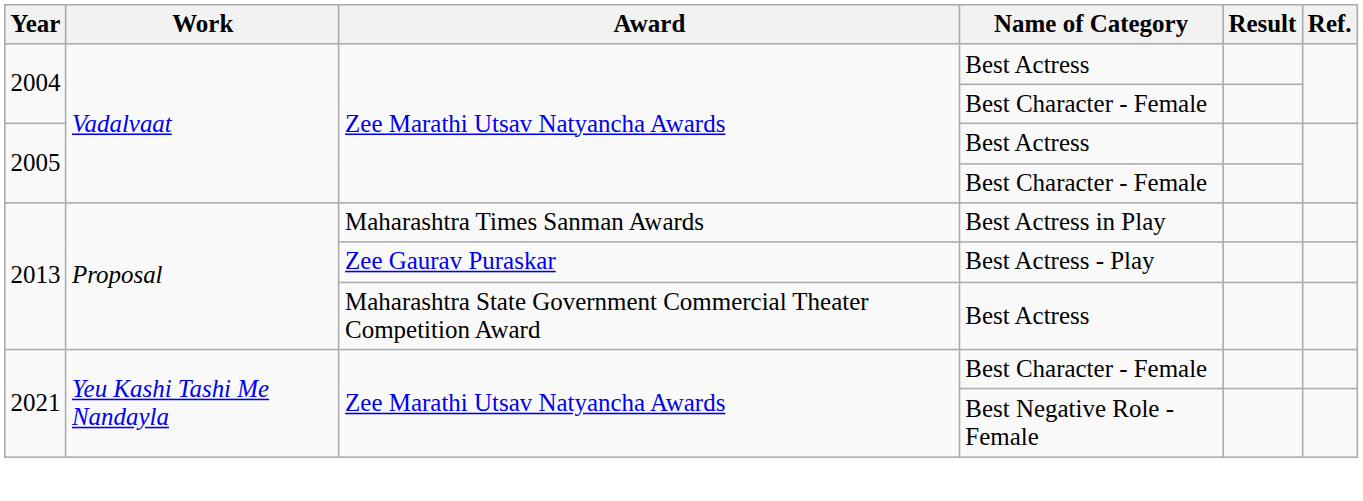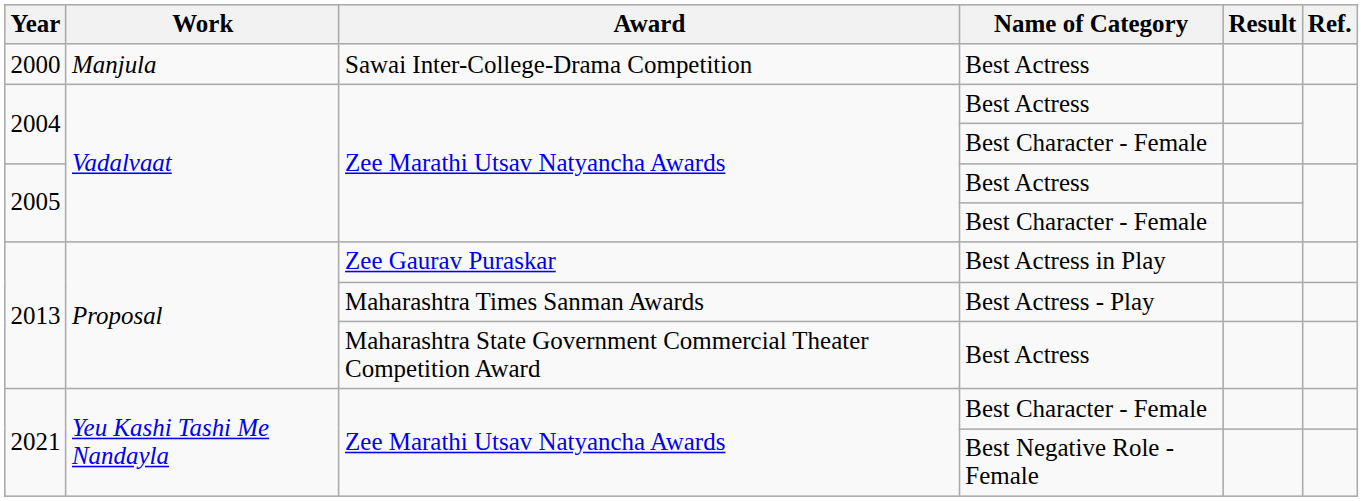+ row: (35, 63)
(525, 222) Maharashtra Times Sanman Awards -> (450, 261) Zee Gaurav Puraskar
(450, 261) Zee Gaurav Puraskar -> (525, 301) Maharashtra Times Sanman Awards
